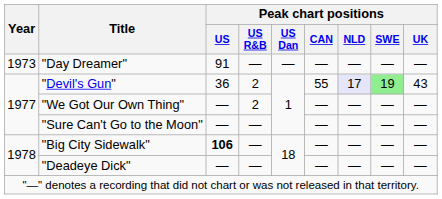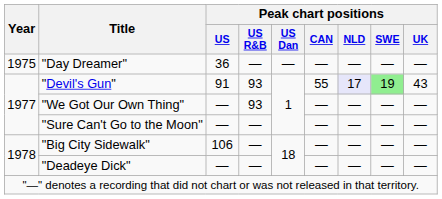(22, 64) 1973 -> (22, 64) 1975
(222, 64) 91 -> (222, 64) 36
(222, 84) 36 -> (222, 84) 91
(255, 84) 2 -> (255, 84) 93
(255, 104) 2 -> (255, 104) 93
(222, 145) bold -> (222, 145) normal
